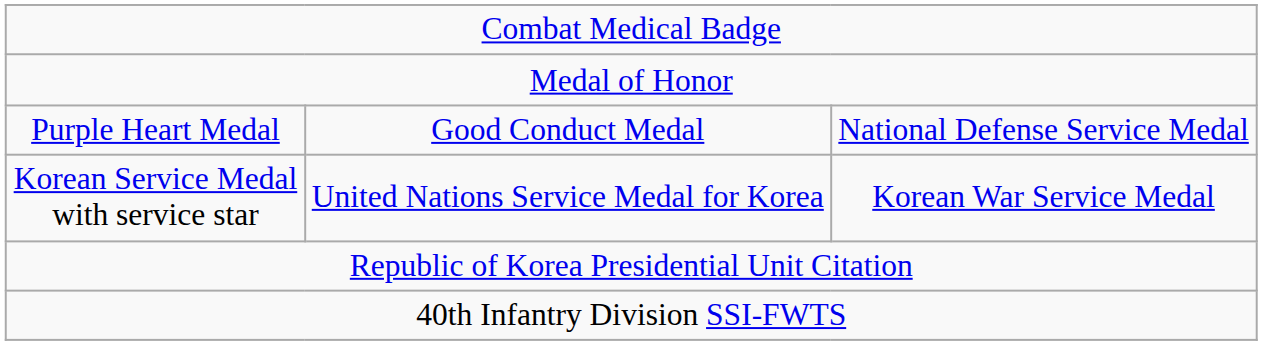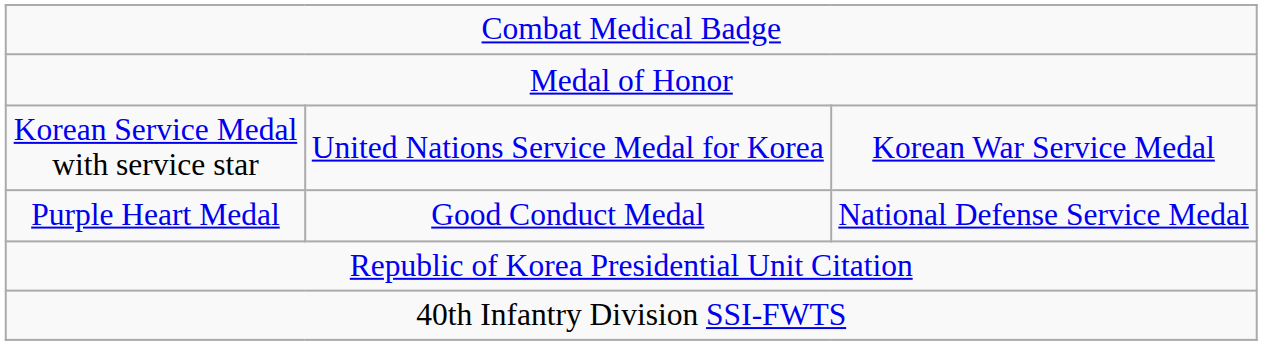rows swapped: (155, 129) <-> (155, 197)
